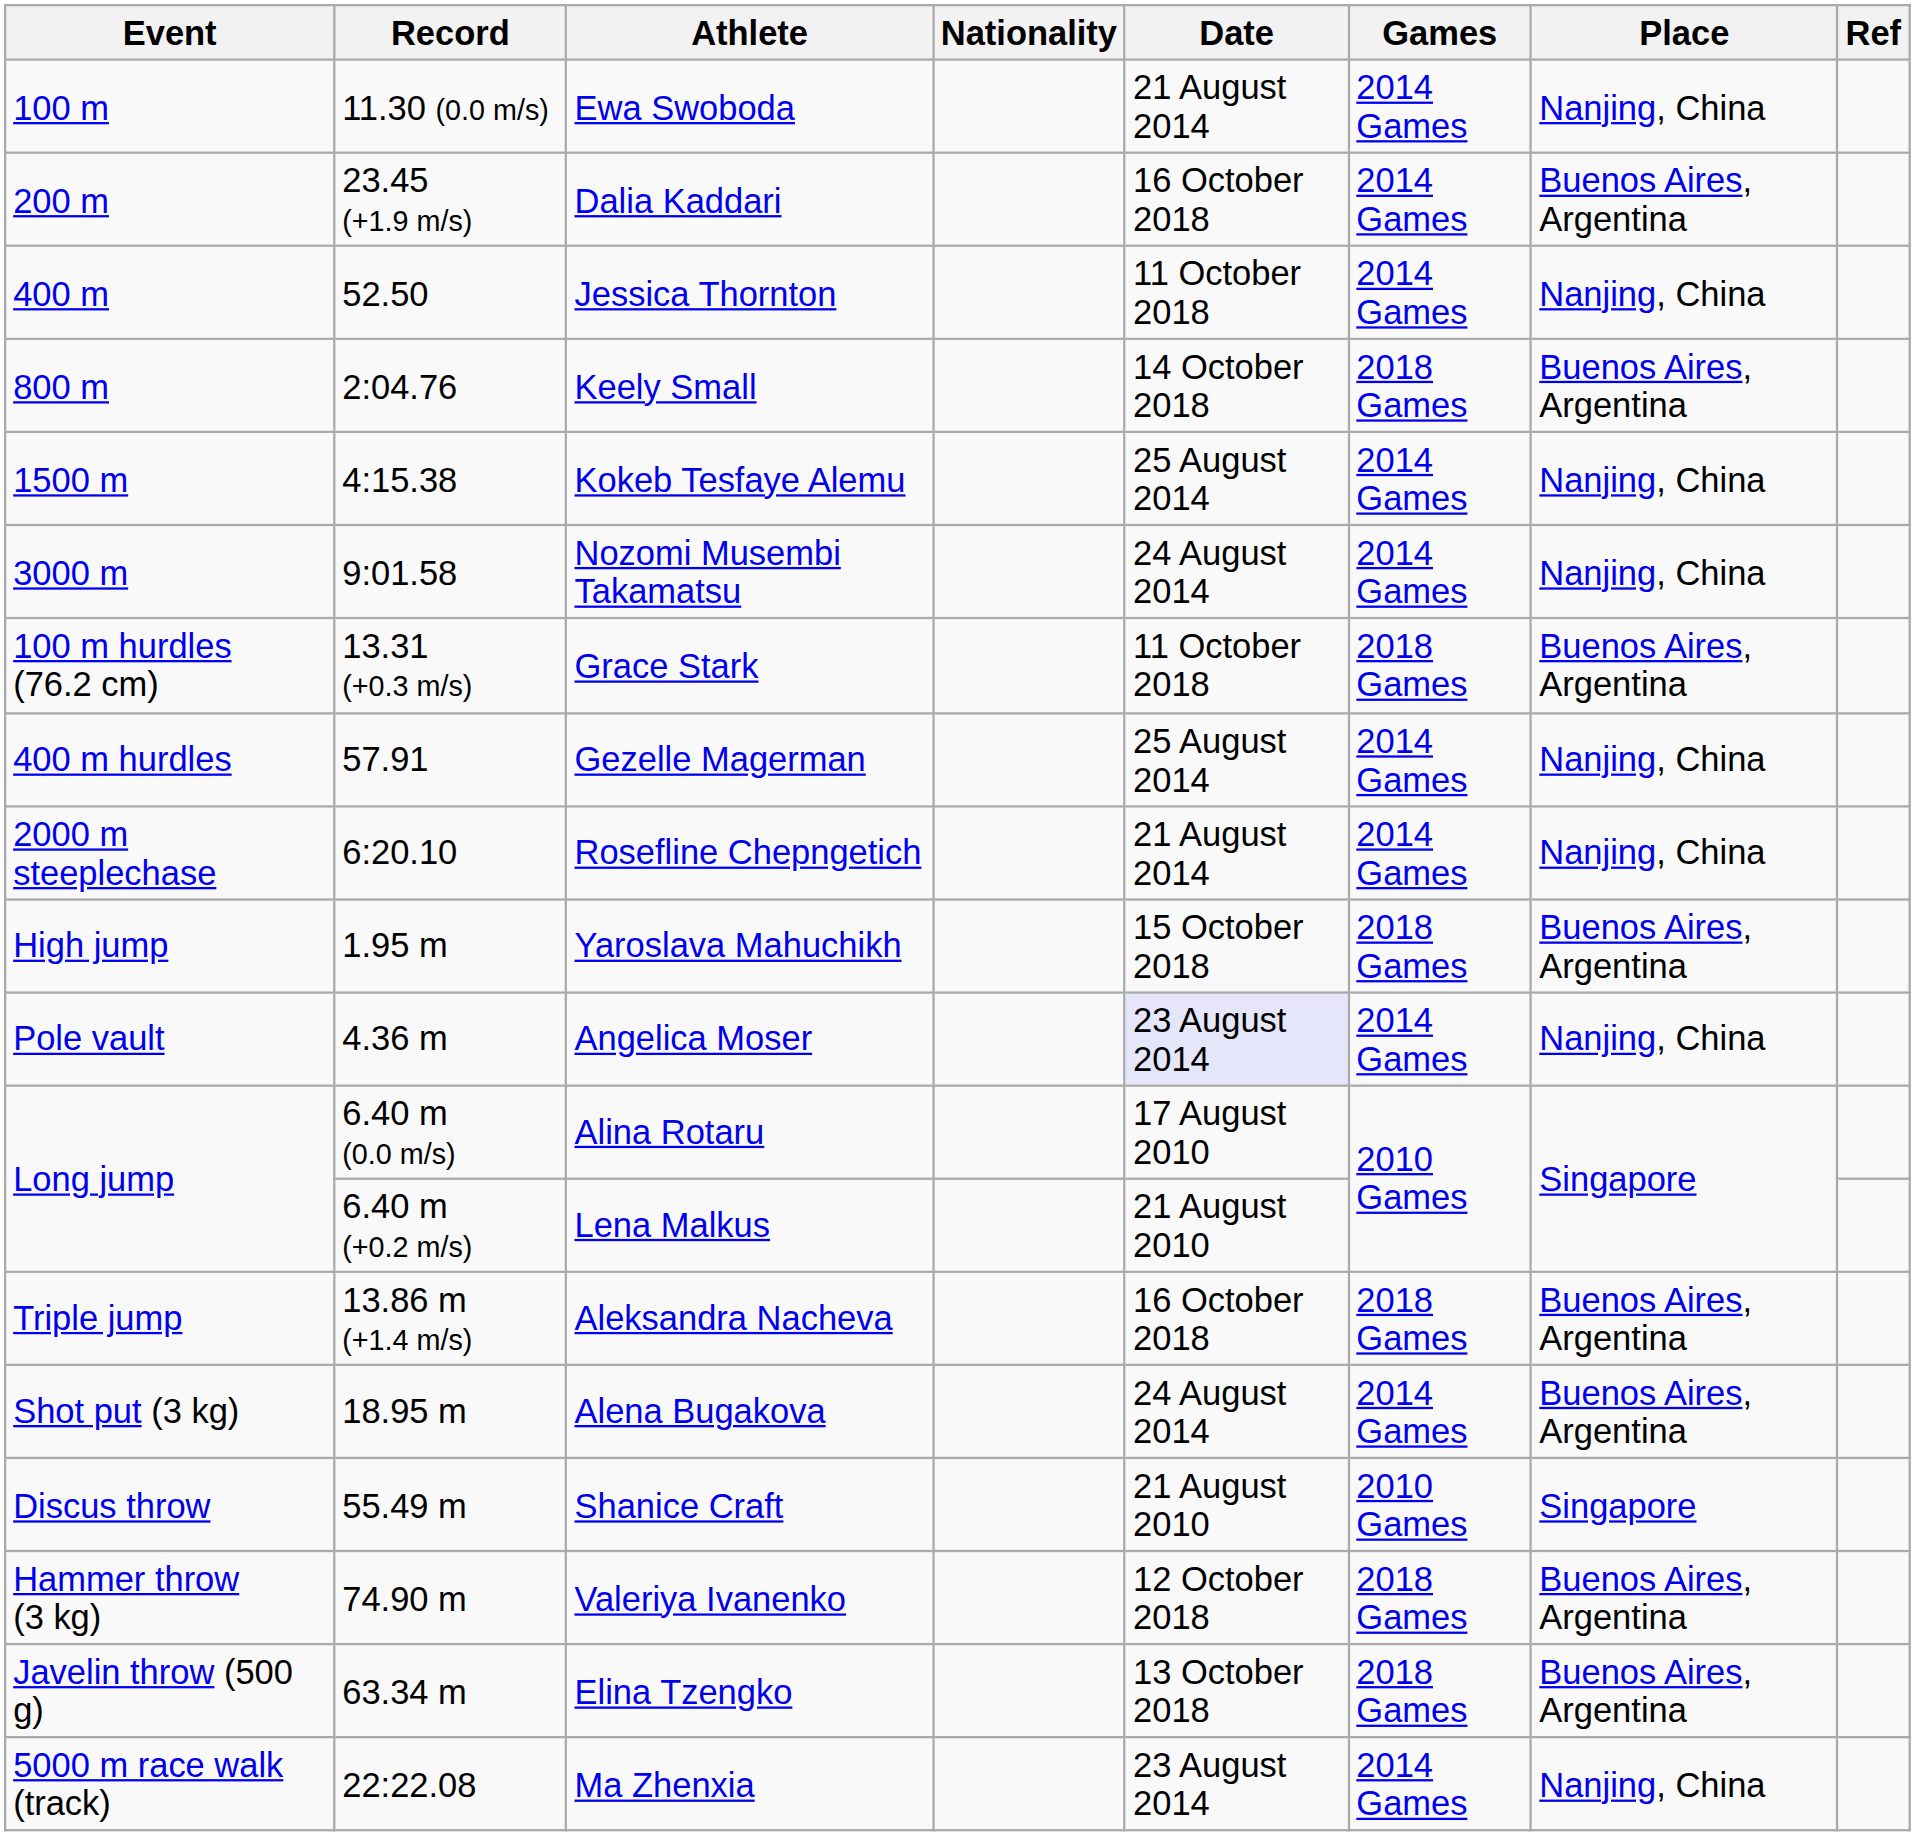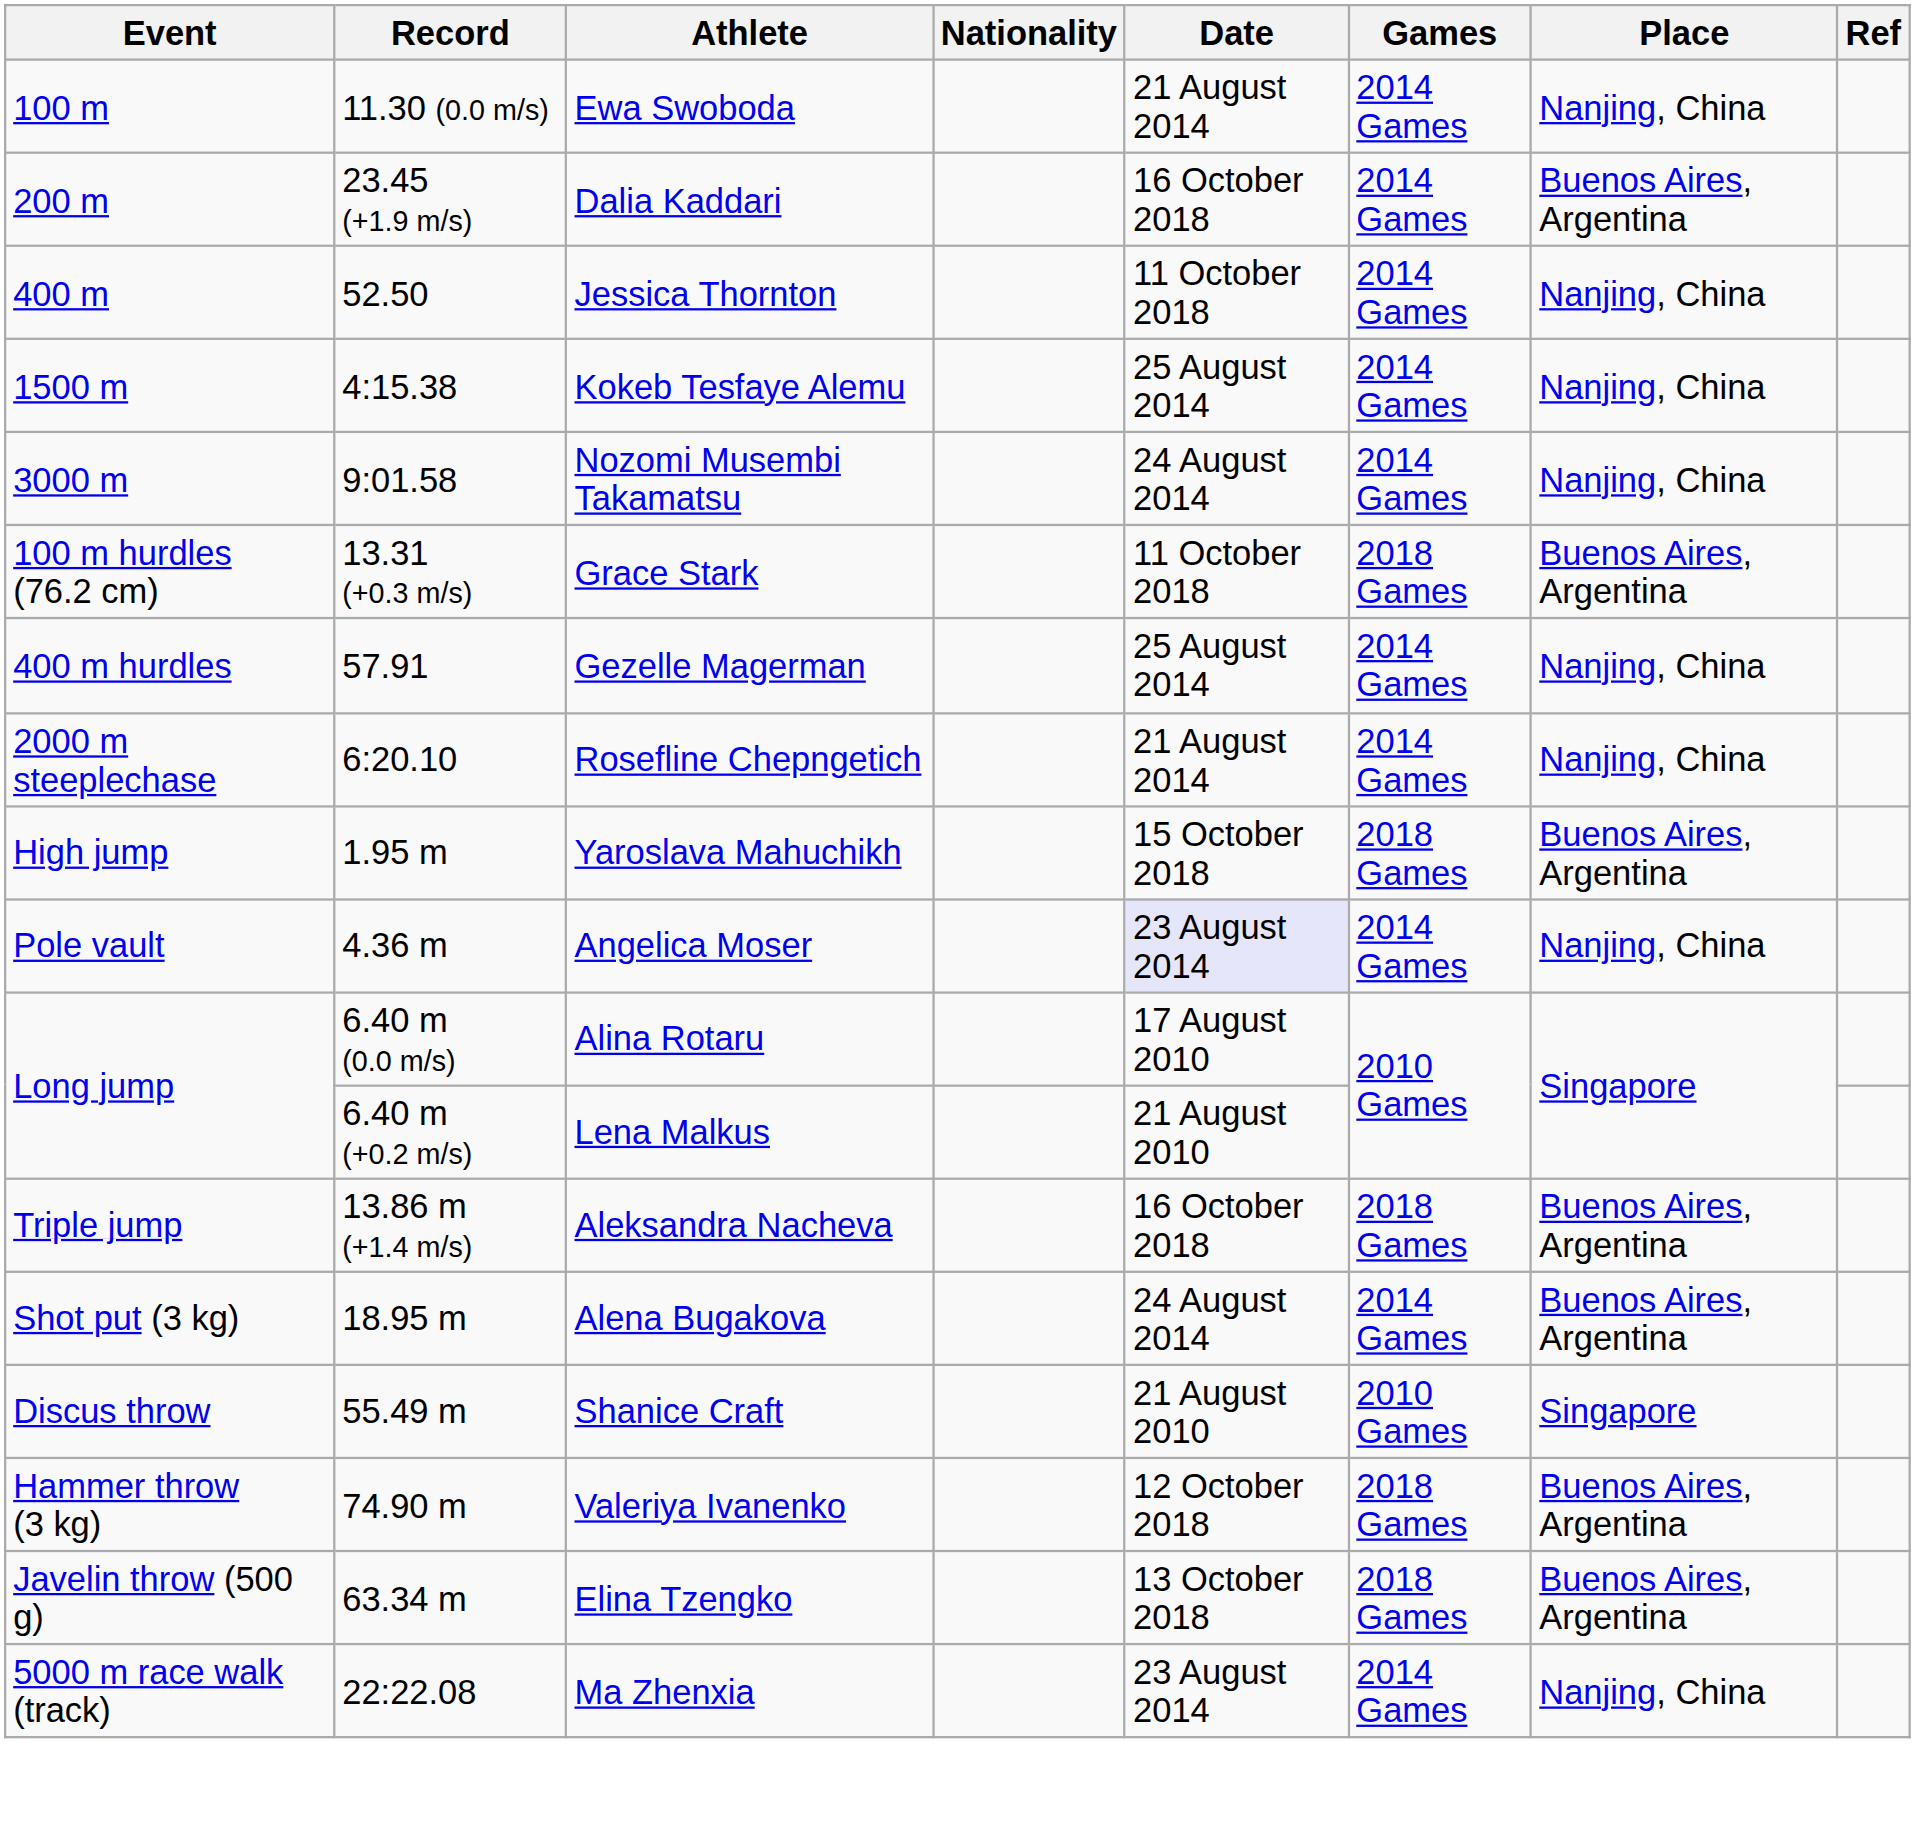- row: (666, 386)
